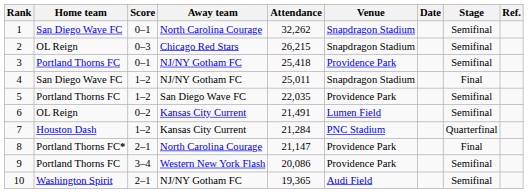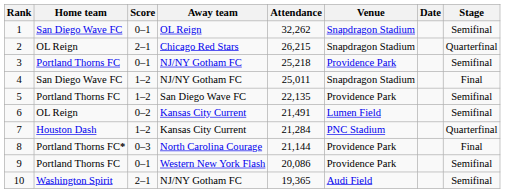- column: (512, 12)
(211, 29) North Carolina Courage -> (181, 29) OL Reign
(143, 46) 0–3 -> (143, 46) 2–1
(472, 46) Semifinal -> (472, 46) Quarterfinal
(296, 63) 25,418 -> (296, 63) 25,218
(296, 96) 22,035 -> (296, 96) 22,135
(143, 146) 2–1 -> (143, 146) 0–3
(296, 146) 21,147 -> (296, 146) 21,144
(143, 163) 3–4 -> (143, 163) 0–1
